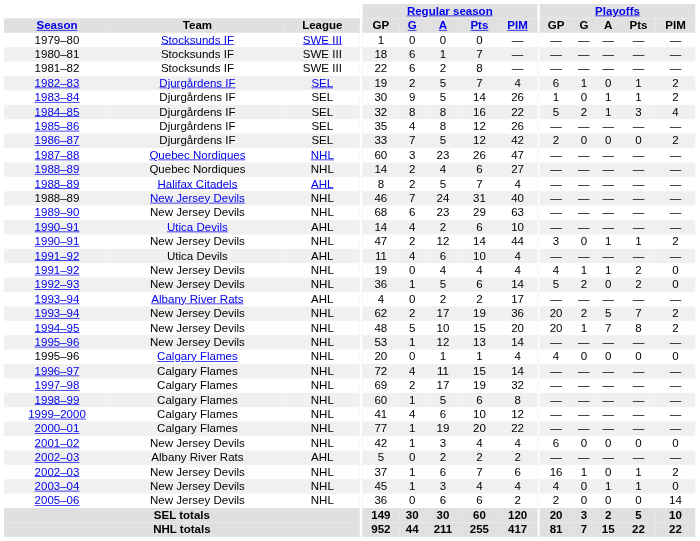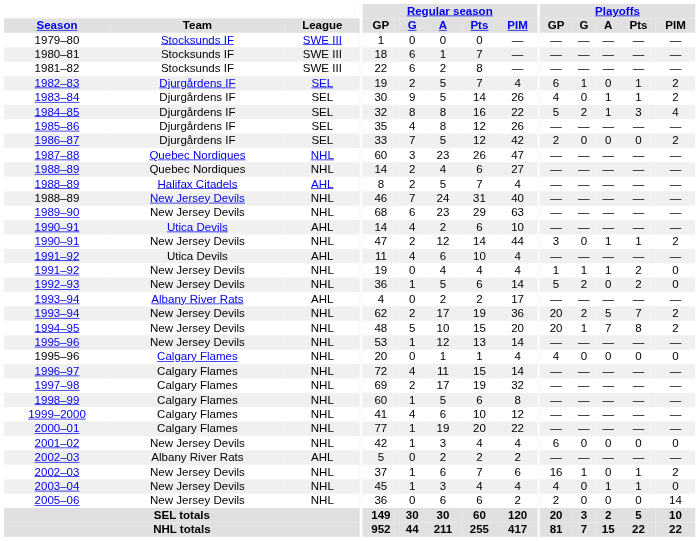(556, 97) 1 -> (556, 97) 4
(556, 270) 4 -> (556, 270) 1
